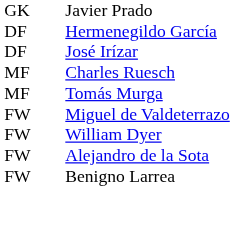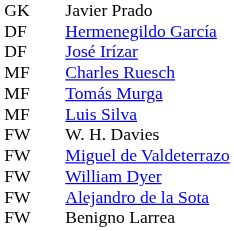+ row: (101, 113)
+ row: (112, 134)
